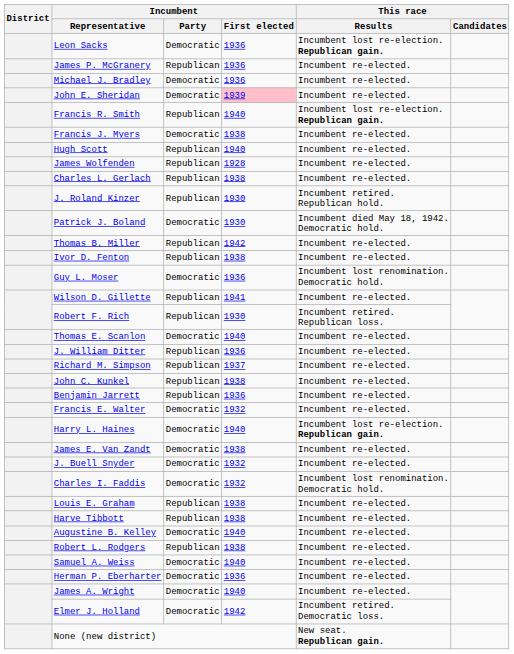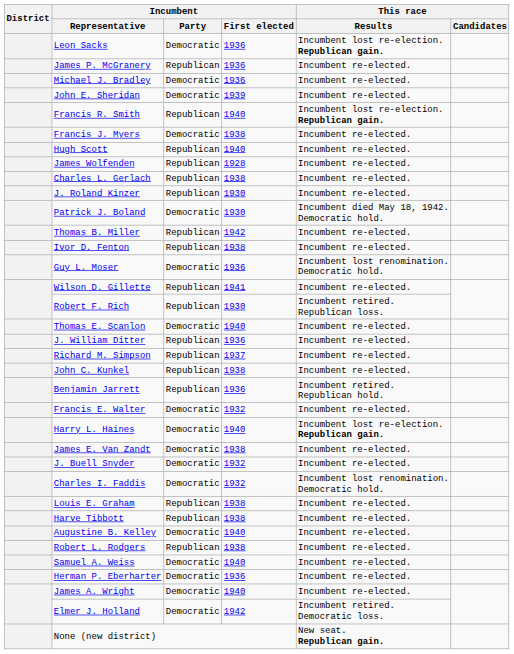(235, 95) pink background -> (235, 95) no background
(347, 198) Incumbent retired. Republican hold. -> (355, 193) Incumbent re-elected.
(355, 395) Incumbent re-elected. -> (347, 390) Incumbent retired. Republican hold.
